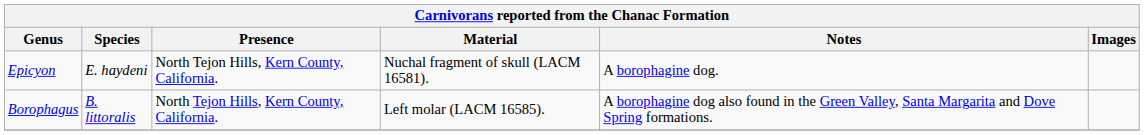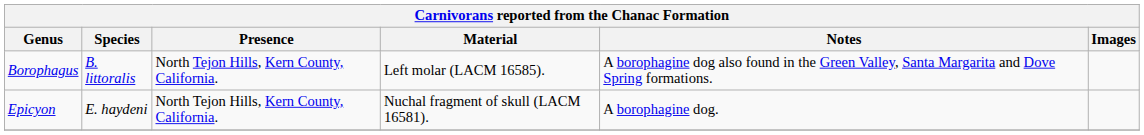rows swapped: (43, 109) <-> (32, 70)
